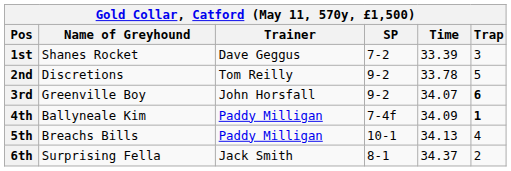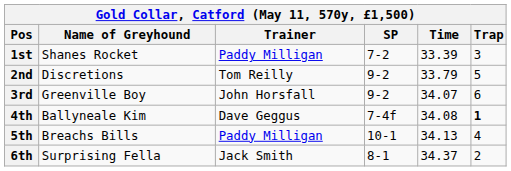(260, 55) Dave Geggus -> (271, 55) Paddy Milligan
(439, 75) 33.78 -> (439, 75) 33.79
(478, 95) bold -> (478, 95) normal
(271, 115) Paddy Milligan -> (260, 115) Dave Geggus
(439, 115) 34.09 -> (439, 115) 34.08
